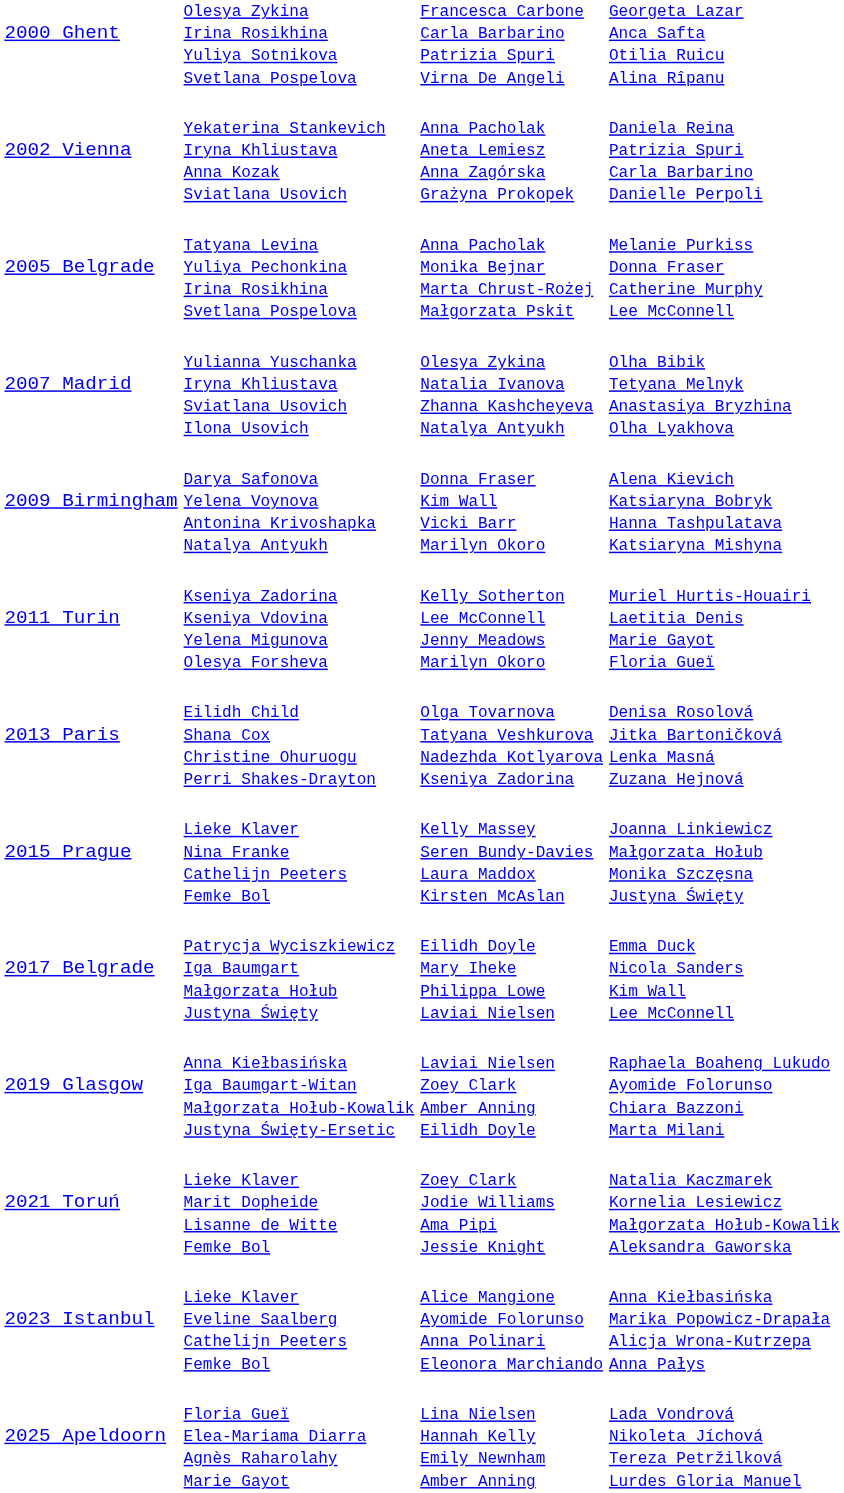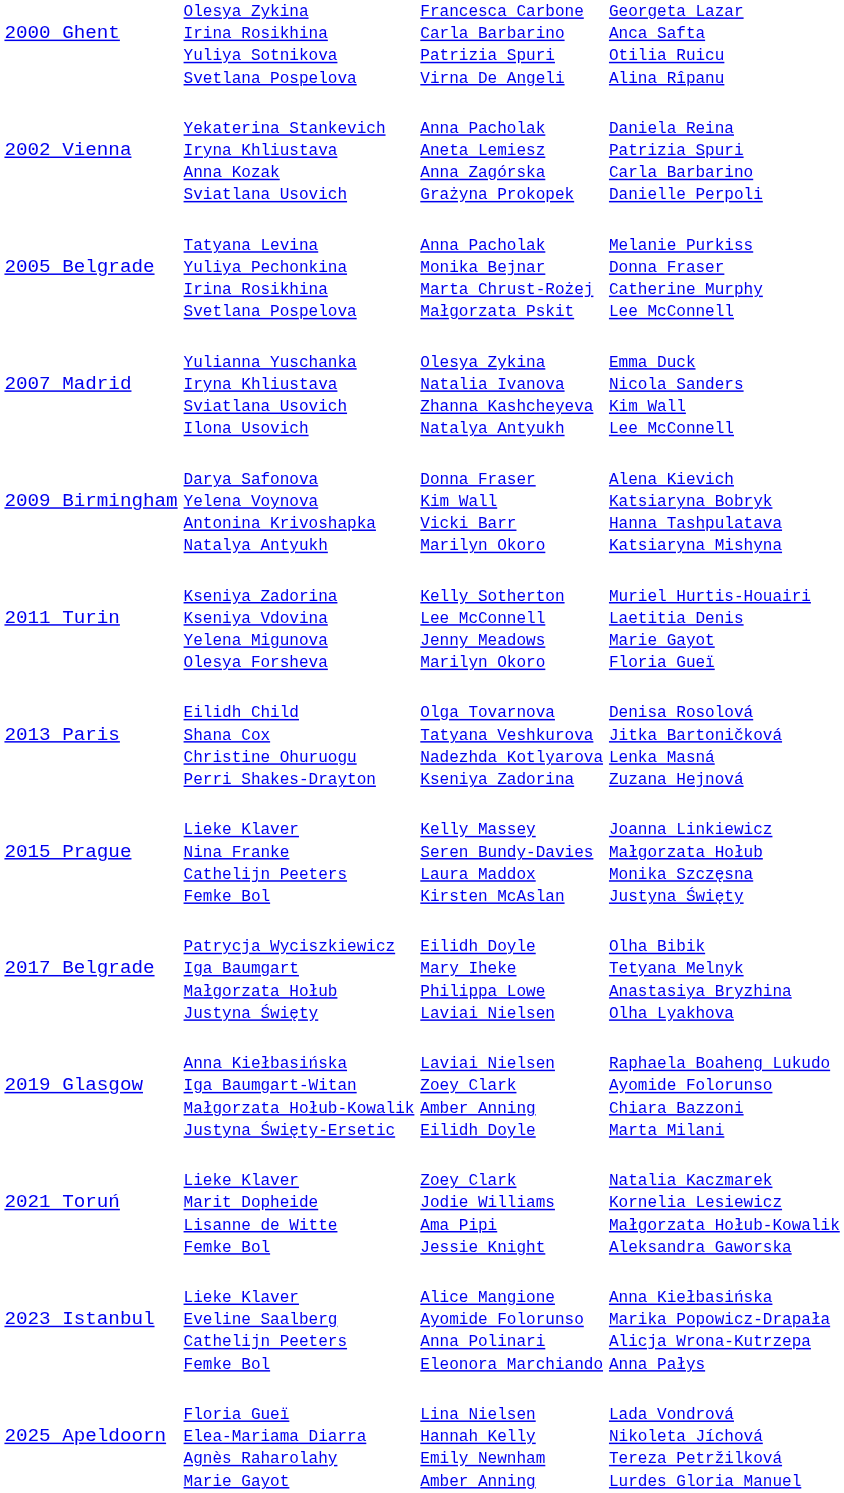(700, 396) Olha Bibik Tetyana Melnyk Anastasiya Bryzhina Olha Lyakhova -> (676, 396) Emma Duck Nicola Sanders Kim Wall Lee McConnell
(676, 980) Emma Duck Nicola Sanders Kim Wall Lee McConnell -> (700, 980) Olha Bibik Tetyana Melnyk Anastasiya Bryzhina Olha Lyakhova
